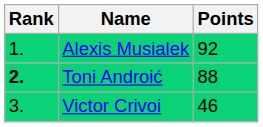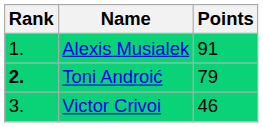(208, 48) 92 -> (208, 48) 91
(208, 77) 88 -> (208, 77) 79
